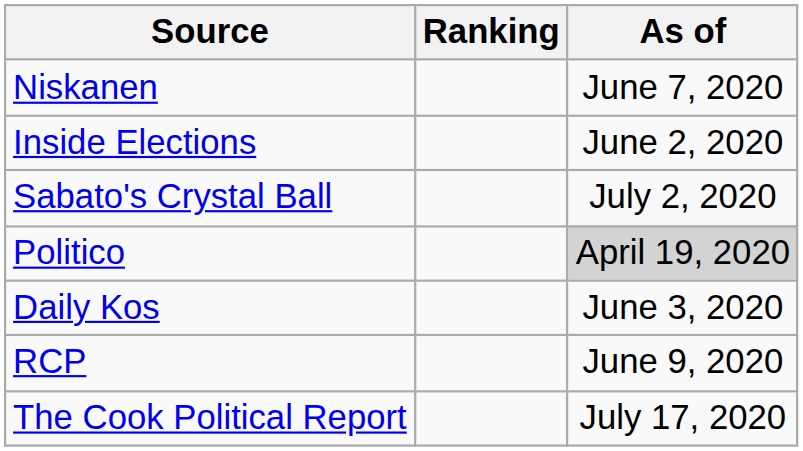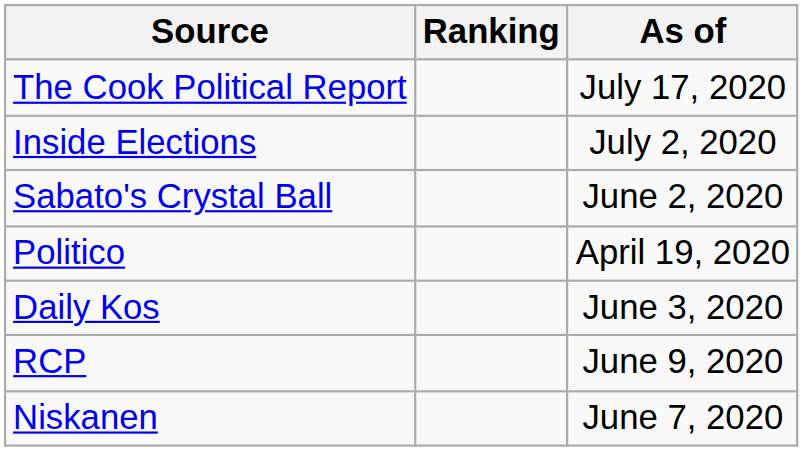rows swapped: (210, 417) <-> (85, 87)
(683, 142) June 2, 2020 -> (683, 142) July 2, 2020
(683, 197) July 2, 2020 -> (683, 197) June 2, 2020
(683, 252) lightgrey background -> (683, 252) no background
